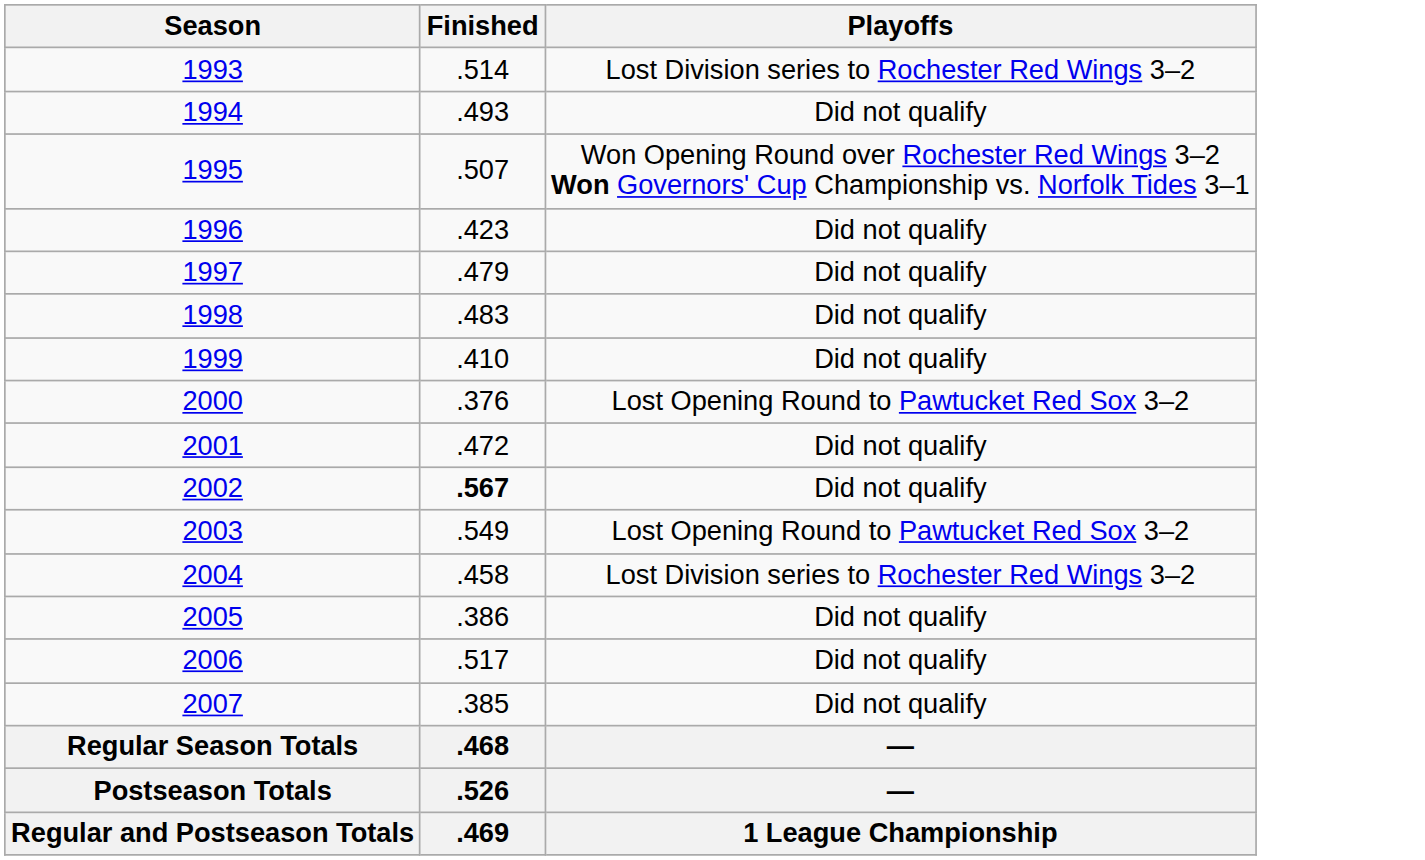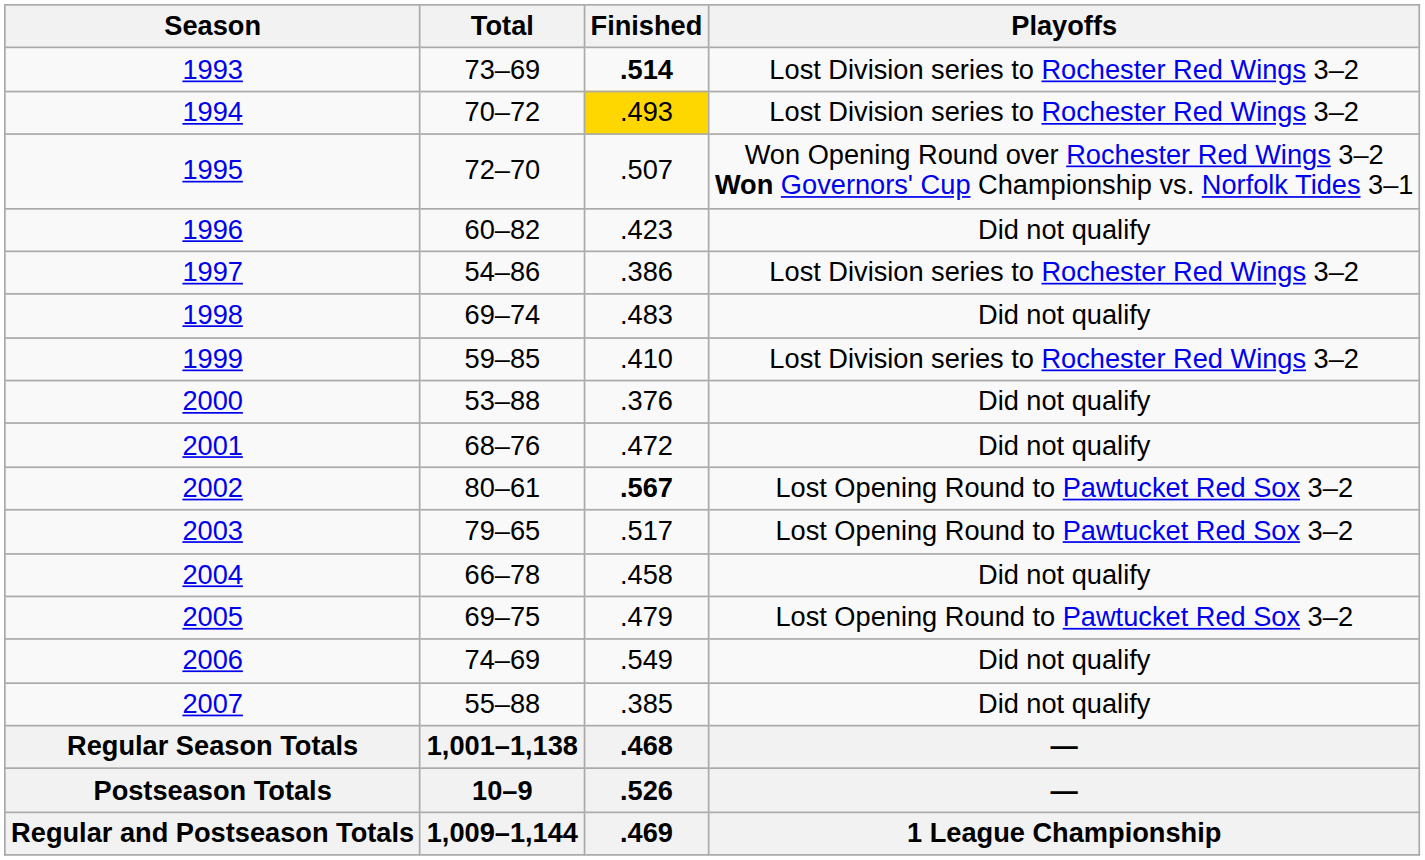+ column: (502, 26)
(483, 69) normal -> (646, 69) bold
(483, 112) no background -> (646, 112) gold background
(900, 112) Did not qualify -> (1064, 112) Lost Division series to Rochester Red Wings 3–2
(483, 272) .479 -> (646, 272) .386
(900, 272) Did not qualify -> (1064, 272) Lost Division series to Rochester Red Wings 3–2
(900, 358) Did not qualify -> (1064, 358) Lost Division series to Rochester Red Wings 3–2
(900, 401) Lost Opening Round to Pawtucket Red Sox 3–2 -> (1064, 401) Did not qualify
(900, 488) Did not qualify -> (1064, 488) Lost Opening Round to Pawtucket Red Sox 3–2
(483, 531) .549 -> (646, 531) .517
(900, 574) Lost Division series to Rochester Red Wings 3–2 -> (1064, 574) Did not qualify
(483, 617) .386 -> (646, 617) .479
(900, 617) Did not qualify -> (1064, 617) Lost Opening Round to Pawtucket Red Sox 3–2
(483, 660) .517 -> (646, 660) .549
